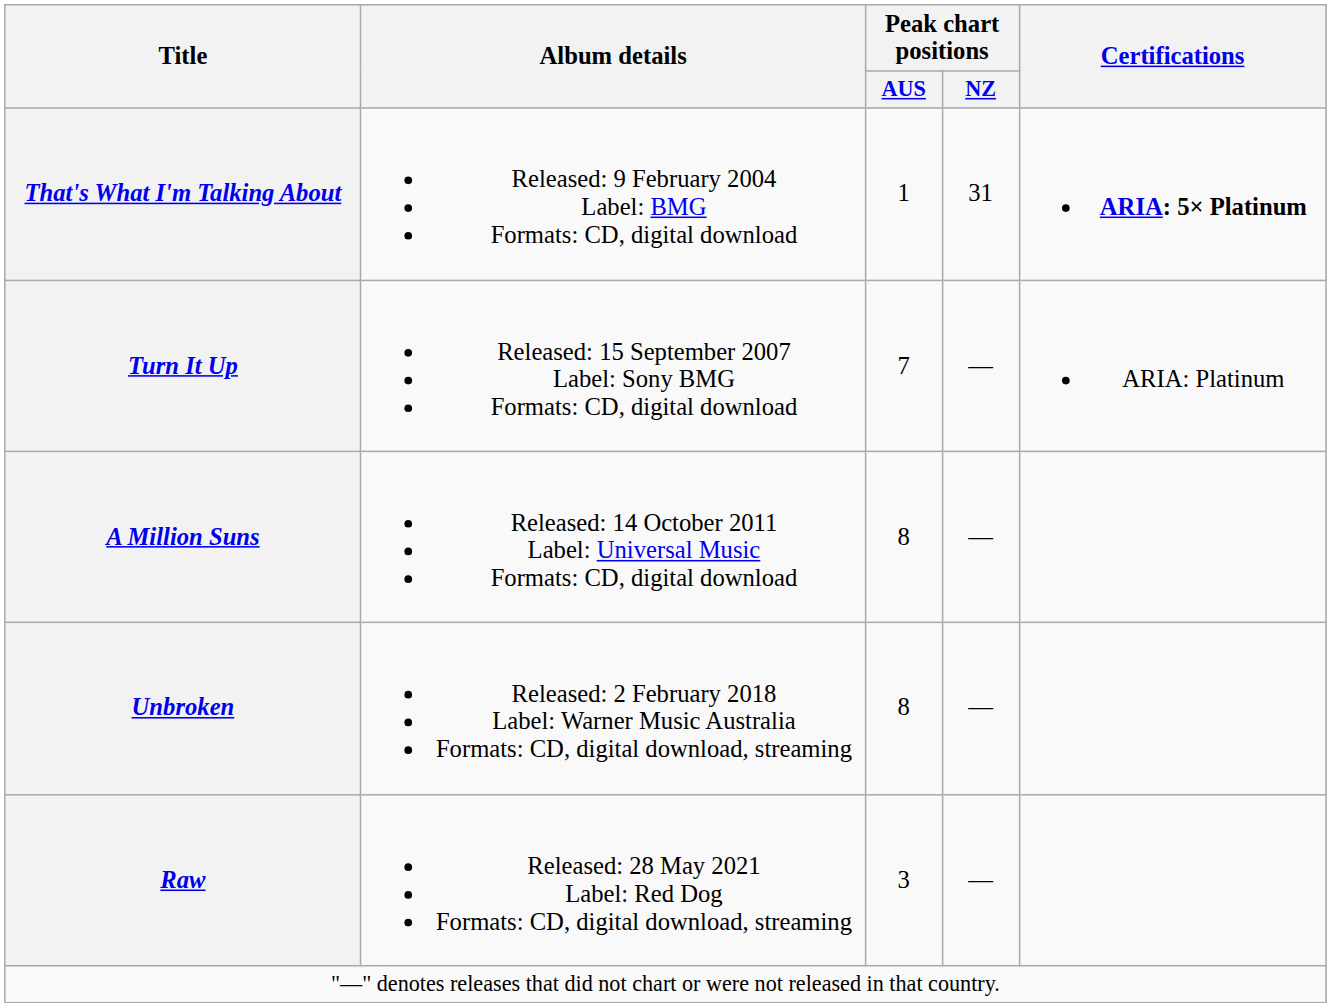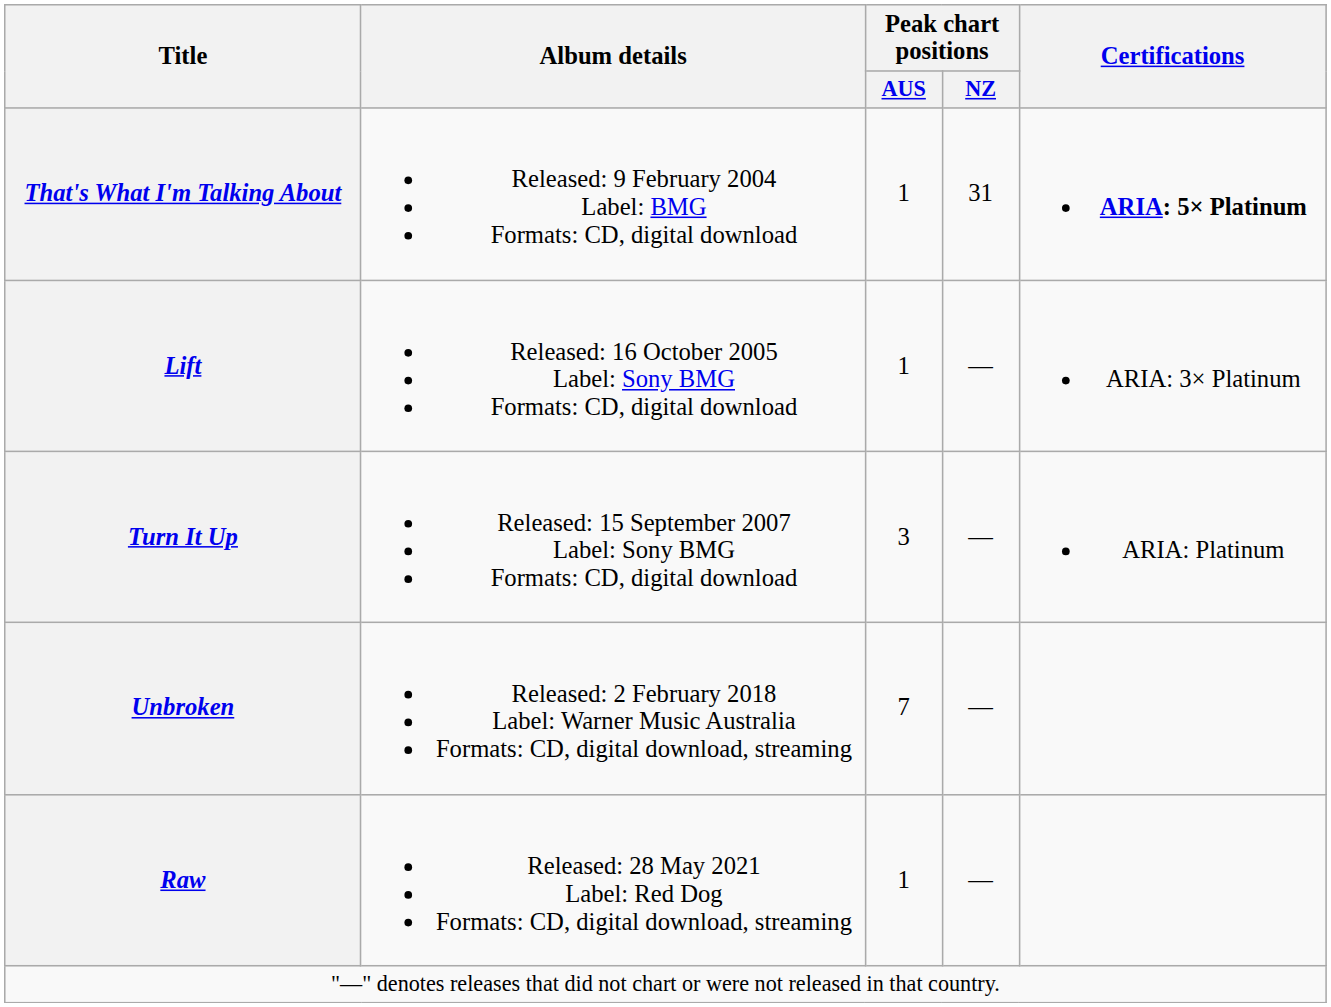+ row: (183, 365)
(904, 365) 7 -> (904, 536) 3
- row: (183, 536)
(904, 708) 8 -> (904, 708) 7
(904, 879) 3 -> (904, 879) 1
